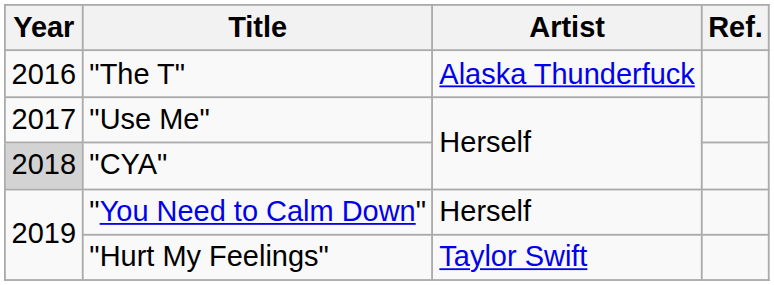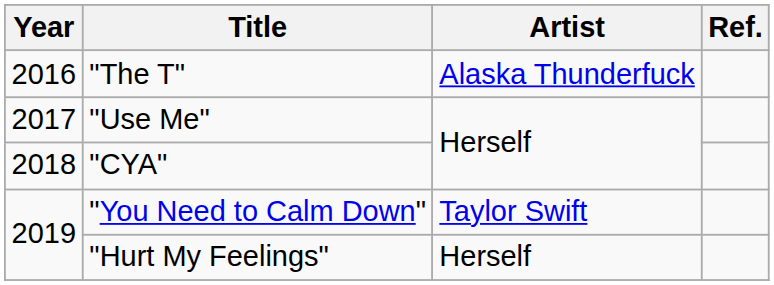(44, 165) lightgrey background -> (44, 165) no background
(485, 211) Herself -> (513, 211) Taylor Swift
(513, 257) Taylor Swift -> (485, 257) Herself
